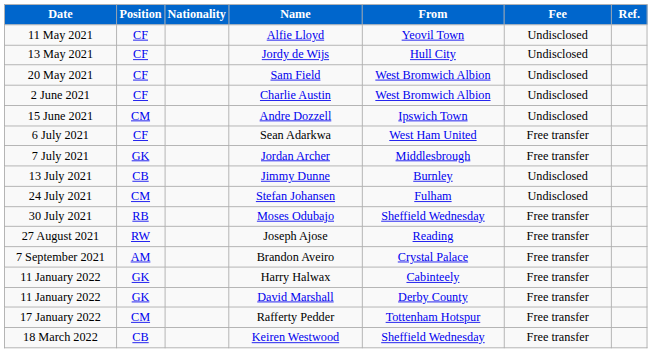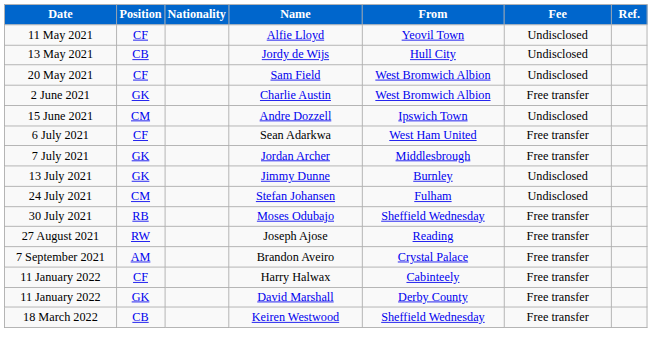(141, 55) CF -> (141, 55) CB
(141, 95) CF -> (141, 95) GK
(558, 95) Undisclosed -> (558, 95) Free transfer
(141, 176) CB -> (141, 176) GK
(141, 277) GK -> (141, 277) CF
- row: (295, 317)
